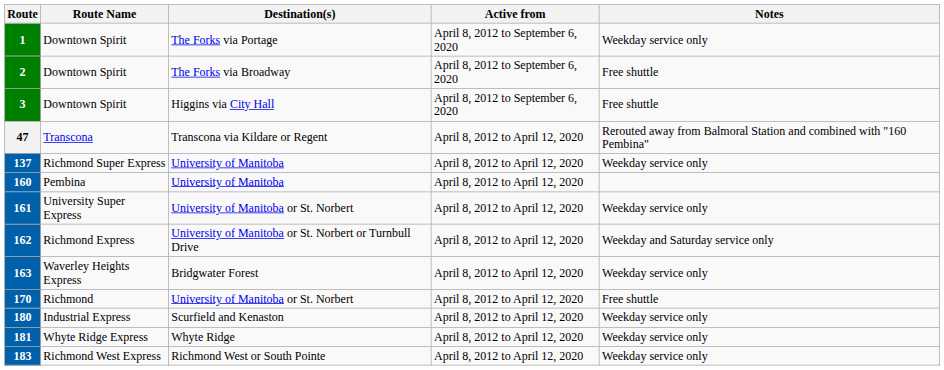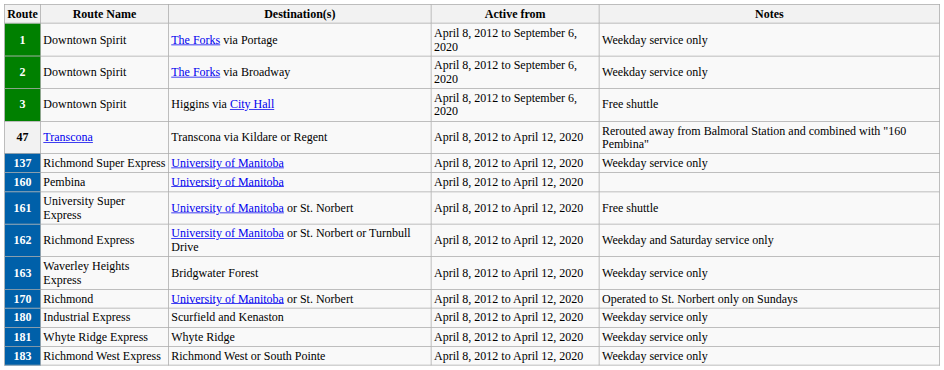(630, 72) Free shuttle -> (655, 72) Weekday service only
(655, 207) Weekday service only -> (630, 207) Free shuttle
(630, 298) Free shuttle -> (700, 298) Operated to St. Norbert only on Sundays
